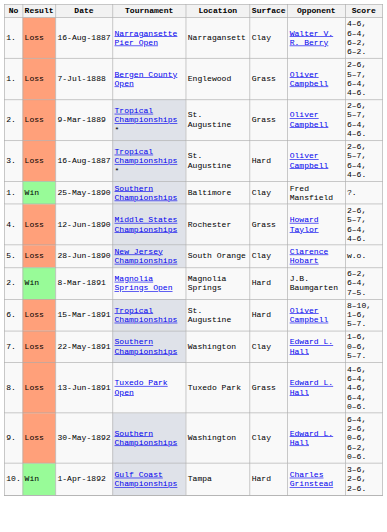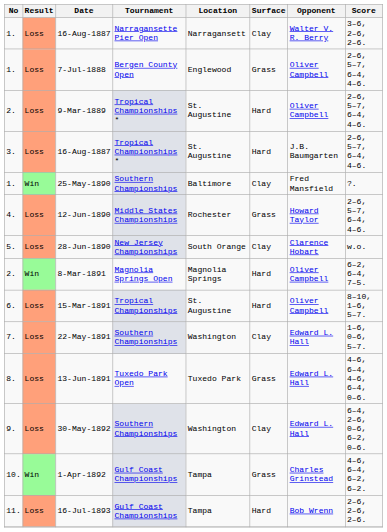(357, 38) 4–6, 6–4, 6–2, 6–2. -> (357, 33) 3–6, 2–6, 2–6.
(264, 120) Grass -> (261, 111) Hard
(309, 161) Oliver Campbell -> (314, 152) J.B. Baumgarten
(314, 283) J.B. Baumgarten -> (309, 274) Oliver Campbell
(261, 479) Hard -> (264, 475) Grass
(357, 479) 3–6, 2–6, 2–6. -> (357, 475) 4–6, 6–4, 6–2, 6–2.
+ row: (13, 511)
